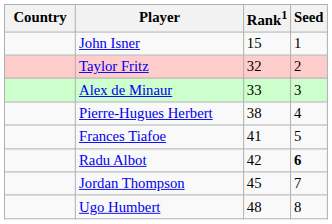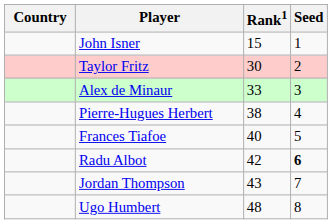(254, 66) 32 -> (254, 66) 30
(254, 136) 41 -> (254, 136) 40
(254, 183) 45 -> (254, 183) 43
